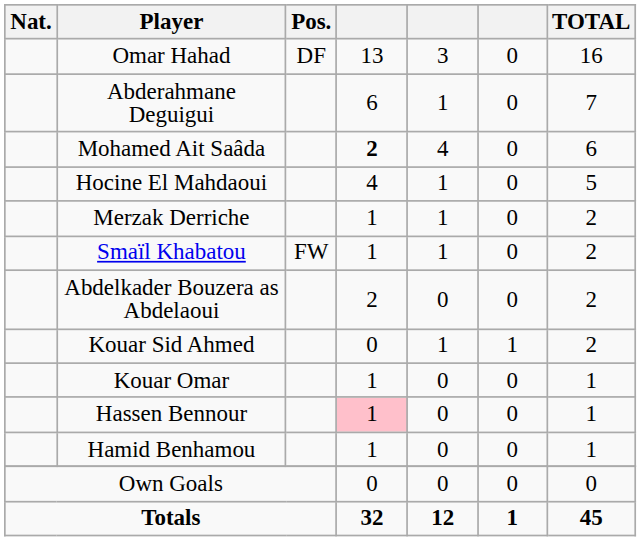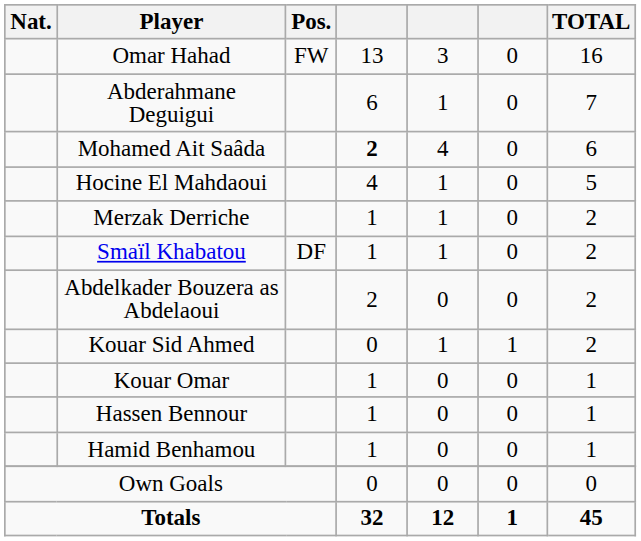(311, 55) DF -> (311, 55) FW
(311, 252) FW -> (311, 252) DF
(372, 414) pink background -> (372, 414) no background
